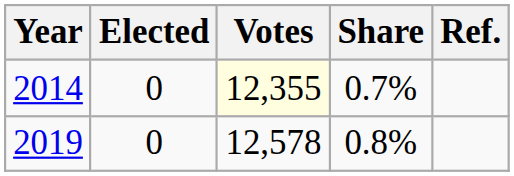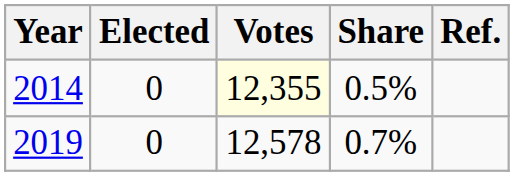(381, 87) 0.7% -> (381, 87) 0.5%
(381, 142) 0.8% -> (381, 142) 0.7%
